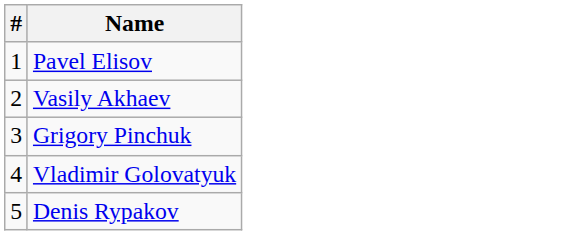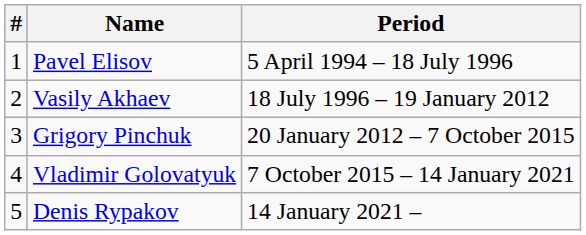+ column: (411, 23)
